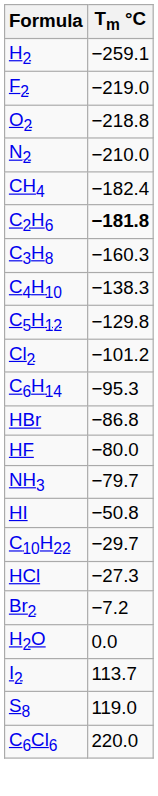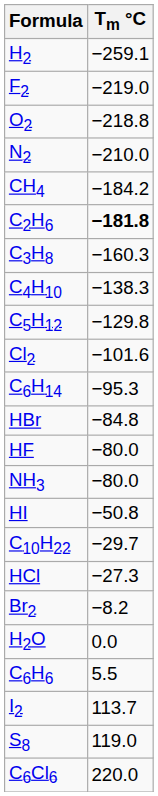(120, 188) −182.4 -> (120, 188) −184.2
(120, 355) −101.2 -> (120, 355) −101.6
(115, 420) −86.8 -> (115, 420) −84.8
(115, 481) −79.7 -> (115, 481) −80.0
(110, 607) −7.2 -> (110, 607) −8.2
+ row: (31, 675)
